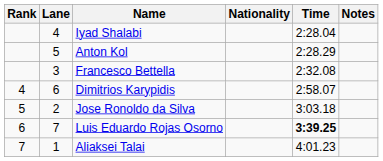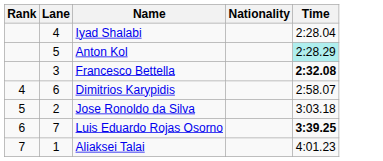- column: (358, 14)
(316, 52) no background -> (316, 52) paleturquoise background
(316, 71) normal -> (316, 71) bold
